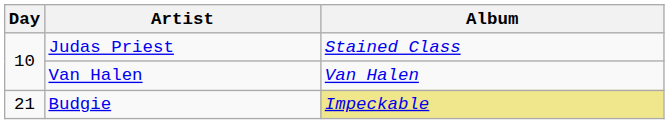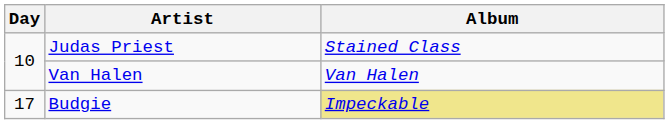(24, 104) 21 -> (24, 104) 17
